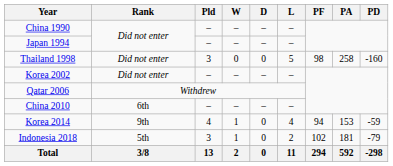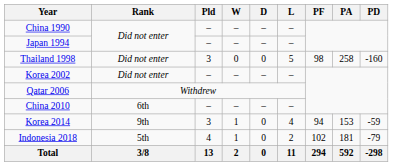(209, 122) 4 -> (209, 122) 3
(209, 138) 3 -> (209, 138) 4
